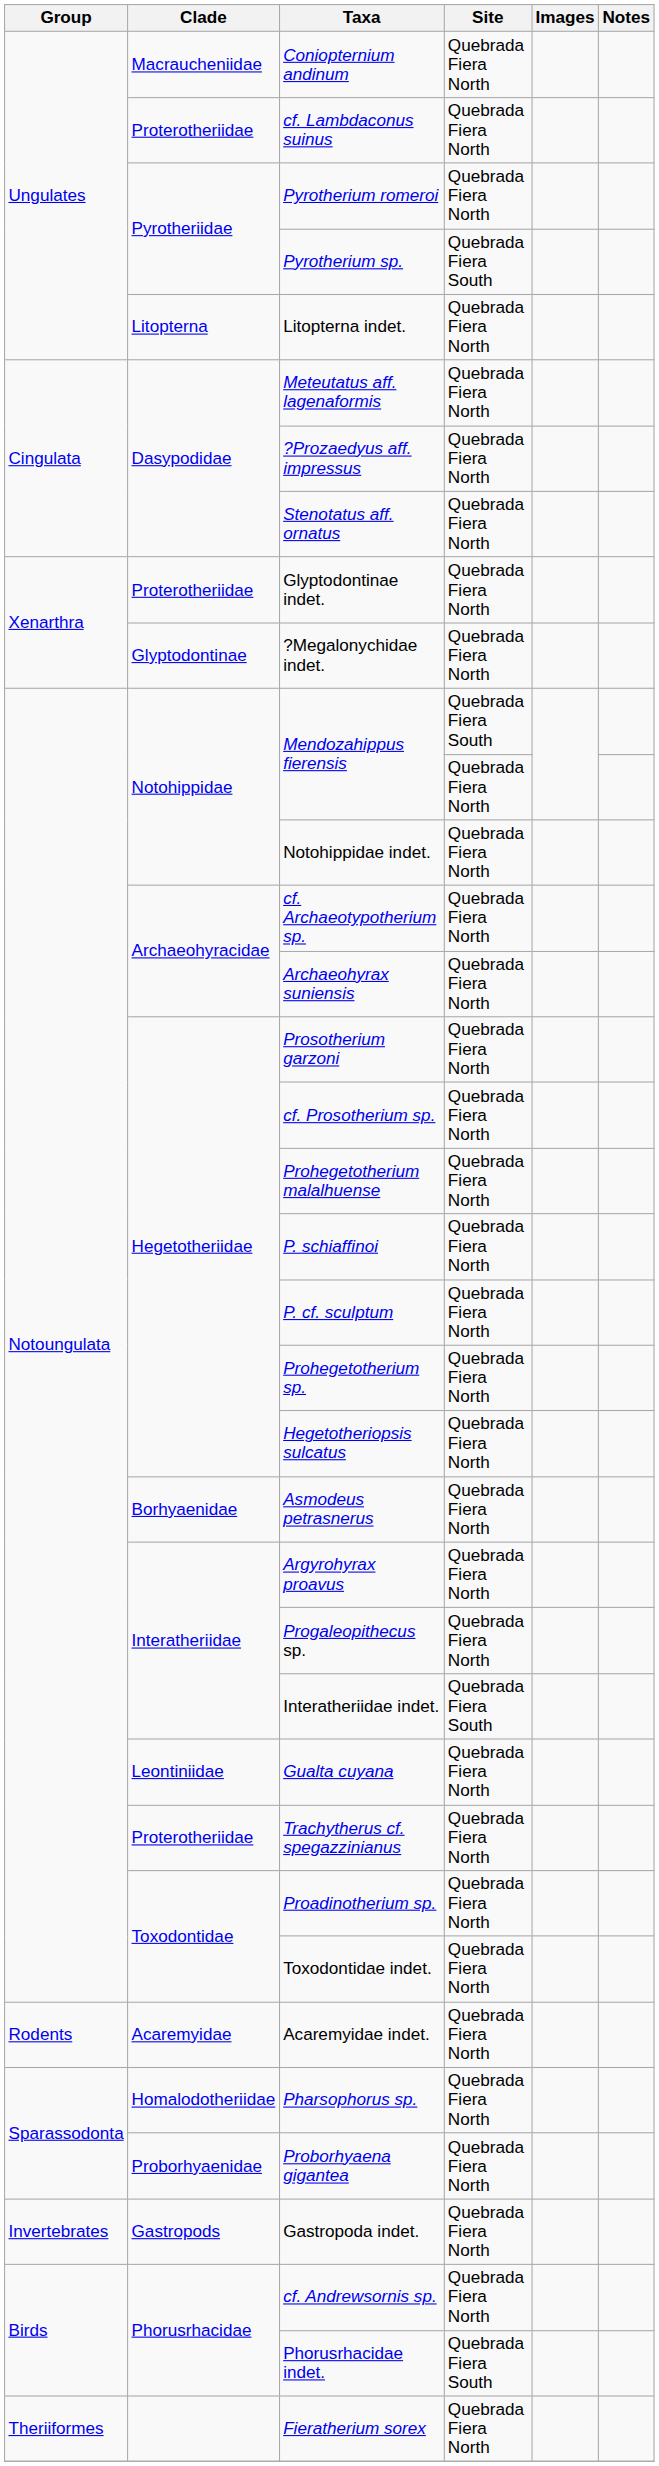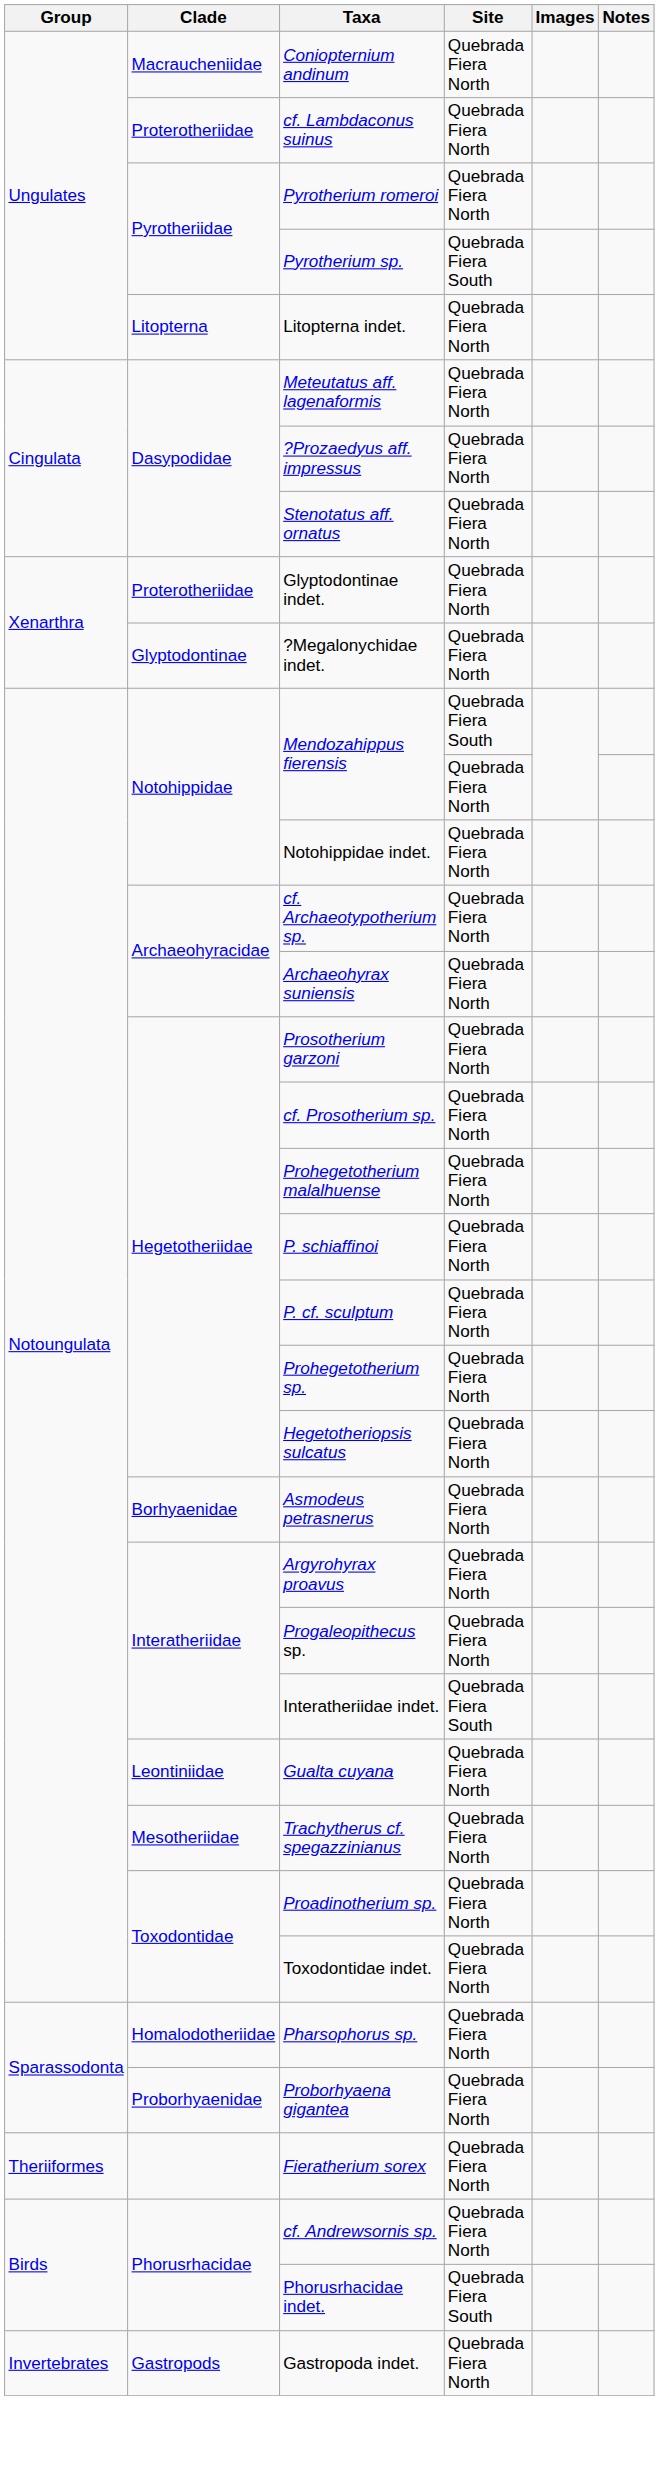(192, 1837) Proterotheriidae -> (185, 1837) Mesotheriidae
- row: (356, 2034)
rows swapped: (355, 2428) <-> (351, 2231)
